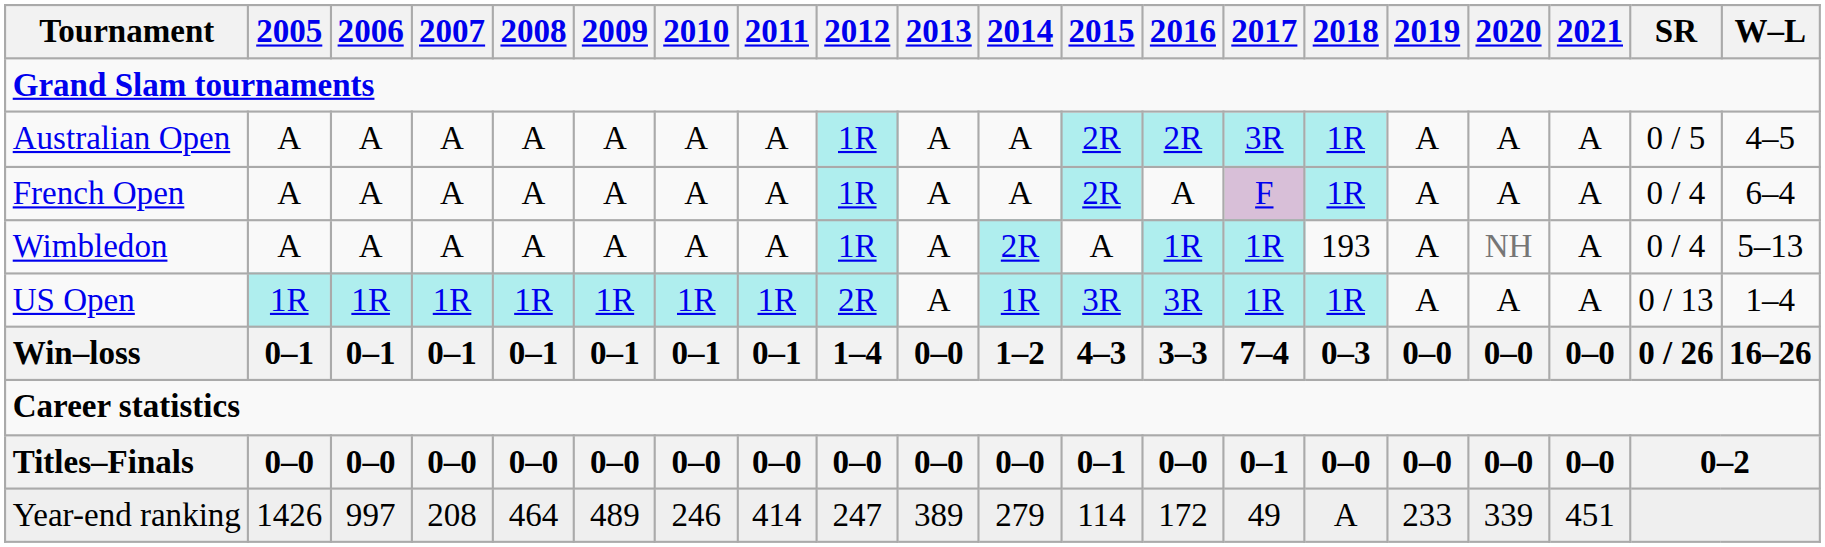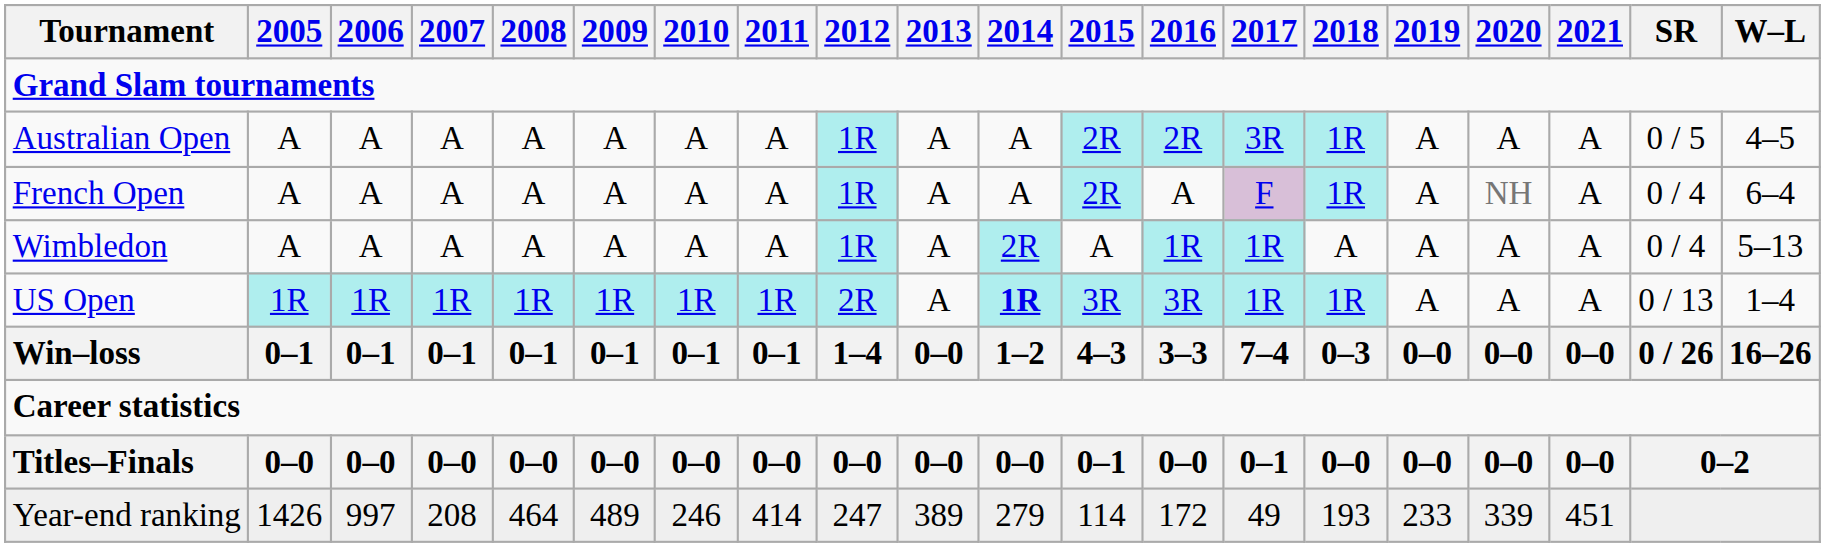(1509, 191) A -> (1509, 191) NH
(1346, 245) 193 -> (1346, 245) A
(1509, 245) NH -> (1509, 245) A
(1020, 299) normal -> (1020, 299) bold
(1346, 513) A -> (1346, 513) 193
